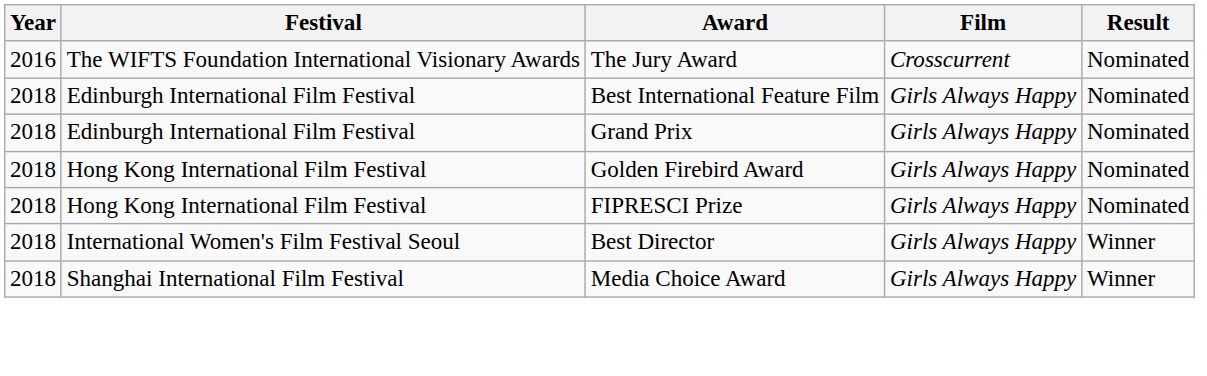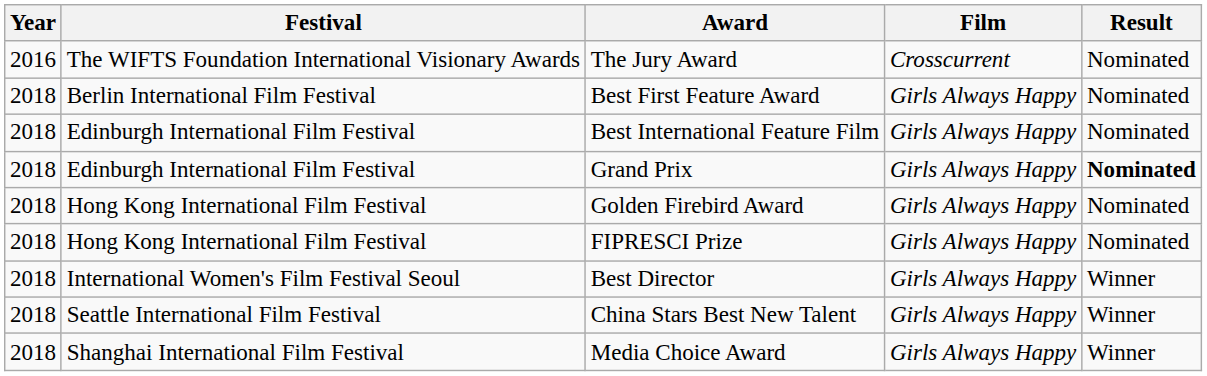+ row: (705, 95)
(1138, 132) normal -> (1141, 168) bold
+ row: (723, 315)
